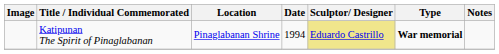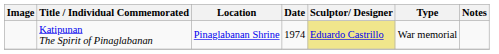(295, 35) 1994 -> (295, 35) 1974
(430, 35) bold -> (427, 35) normal
